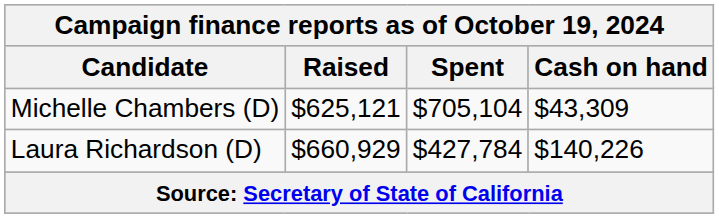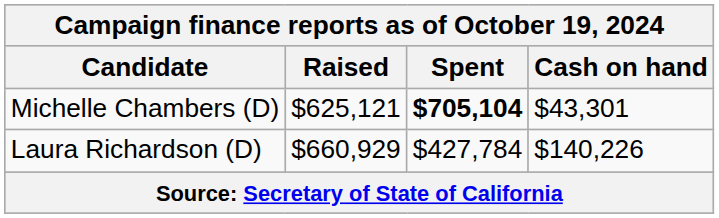(468, 108) normal -> (468, 108) bold
(582, 108) $43,309 -> (582, 108) $43,301
